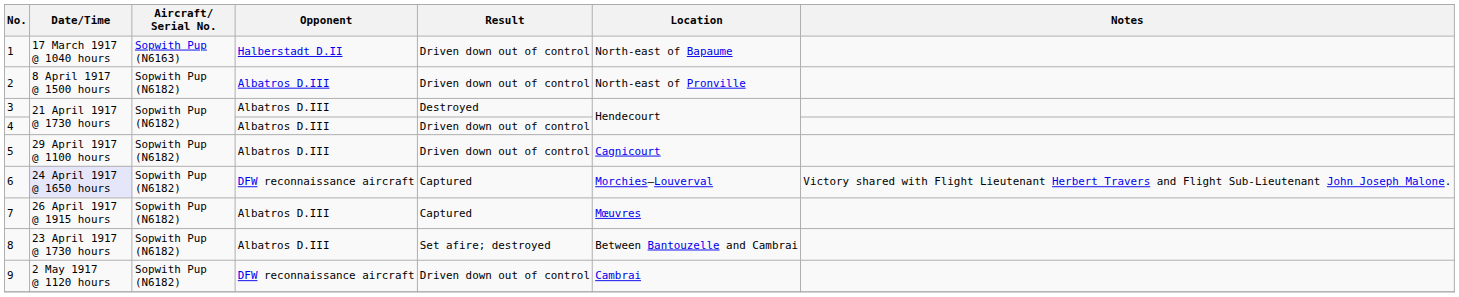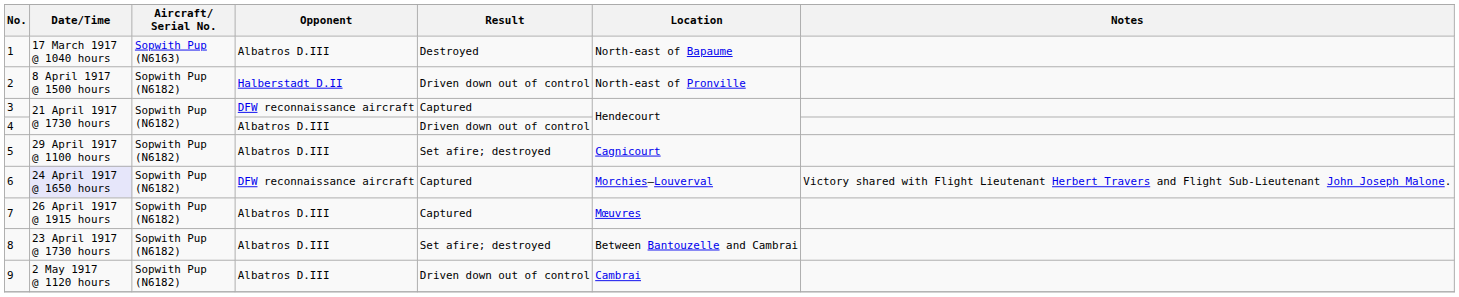(290, 51) Halberstadt D.II -> (284, 51) Albatros D.III
(505, 51) Driven down out of control -> (449, 51) Destroyed
(284, 82) Albatros D.III -> (290, 82) Halberstadt D.II
(284, 107) Albatros D.III -> (326, 107) DFW reconnaissance aircraft
(449, 107) Destroyed -> (446, 107) Captured
(505, 150) Driven down out of control -> (485, 150) Set afire; destroyed
(326, 275) DFW reconnaissance aircraft -> (284, 275) Albatros D.III
